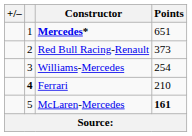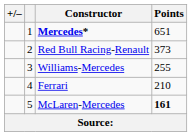(163, 67) 254 -> (163, 67) 255
(30, 85) bold -> (30, 85) normal
